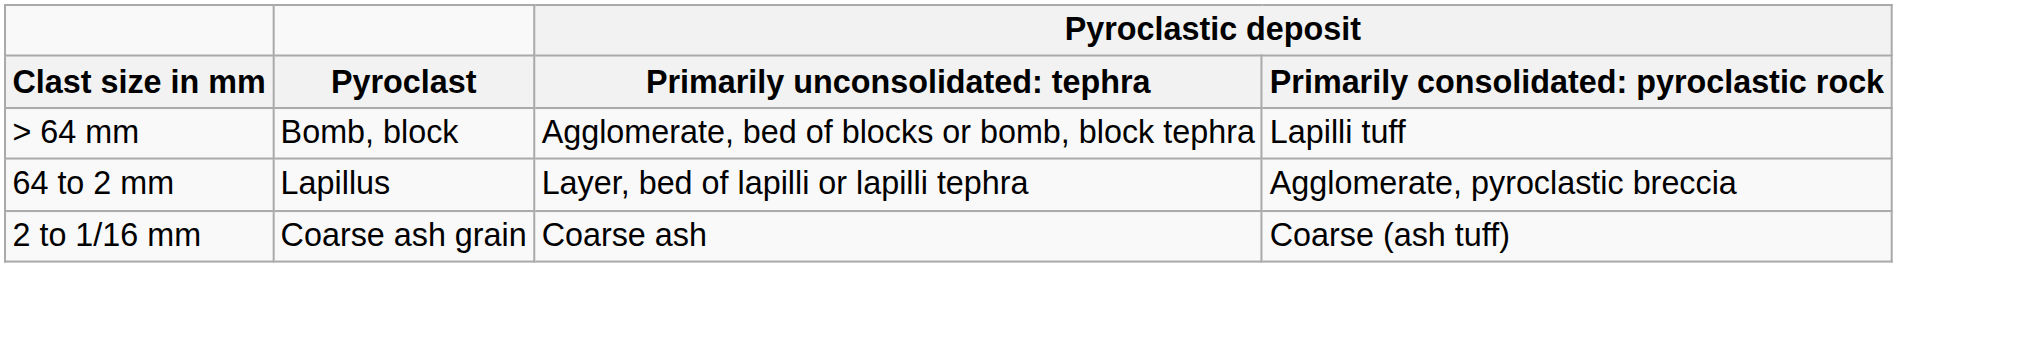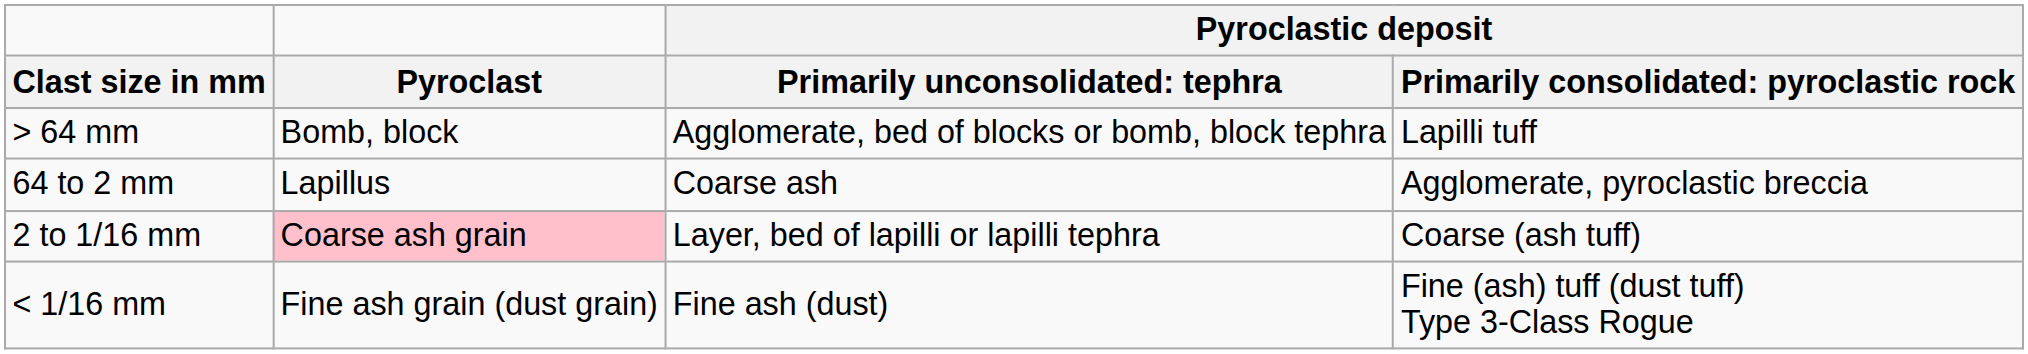(785, 183) Layer, bed of lapilli or lapilli tephra -> (755, 183) Coarse ash
(404, 235) no background -> (404, 235) pink background
(624, 235) Coarse ash -> (916, 235) Layer, bed of lapilli or lapilli tephra
+ row: (89, 304)
